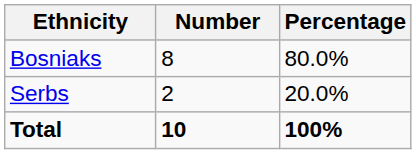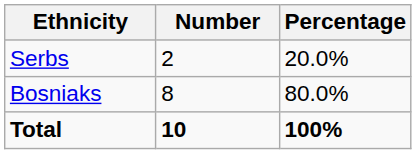rows swapped: (56, 58) <-> (39, 93)
